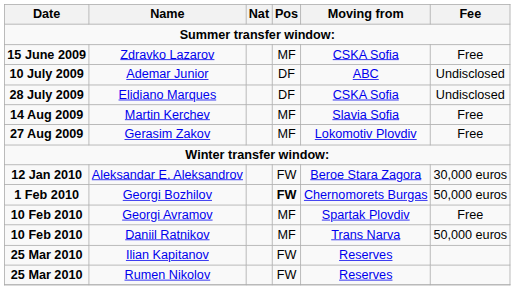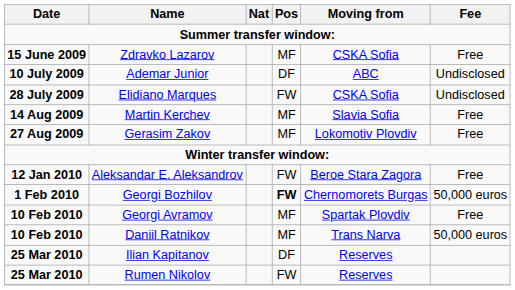(287, 94) DF -> (287, 94) FW
(470, 174) 30,000 euros -> (470, 174) Free
(287, 255) FW -> (287, 255) DF
